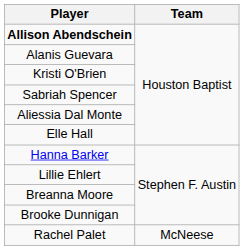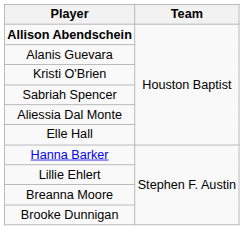- row: (70, 235)
